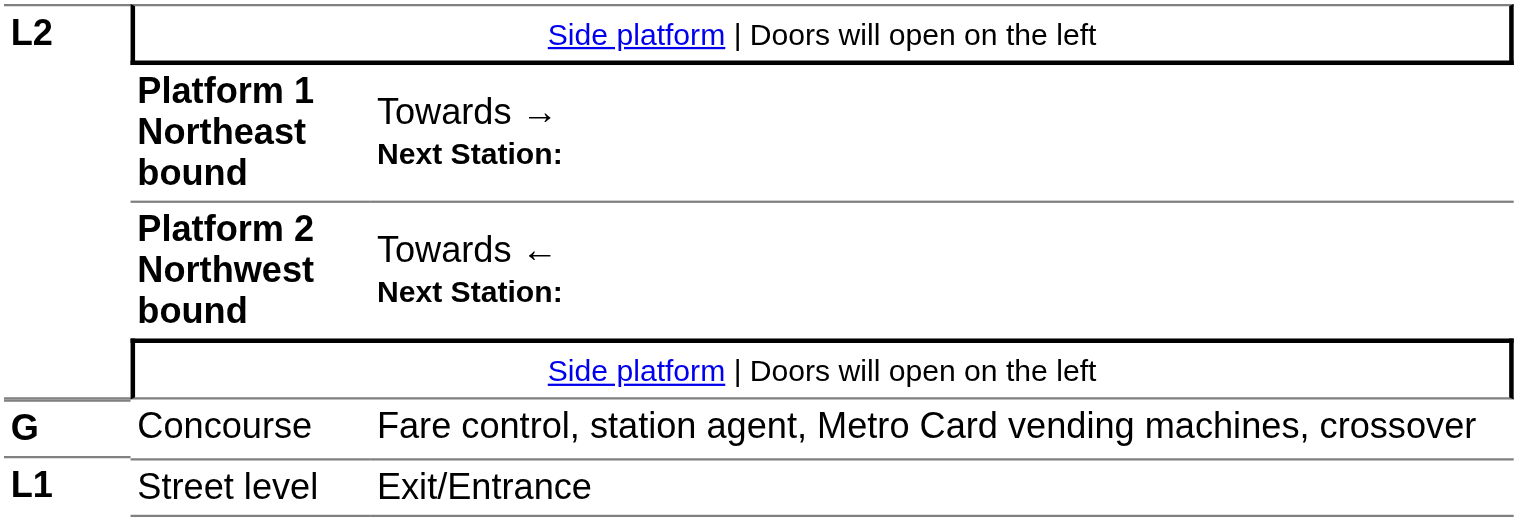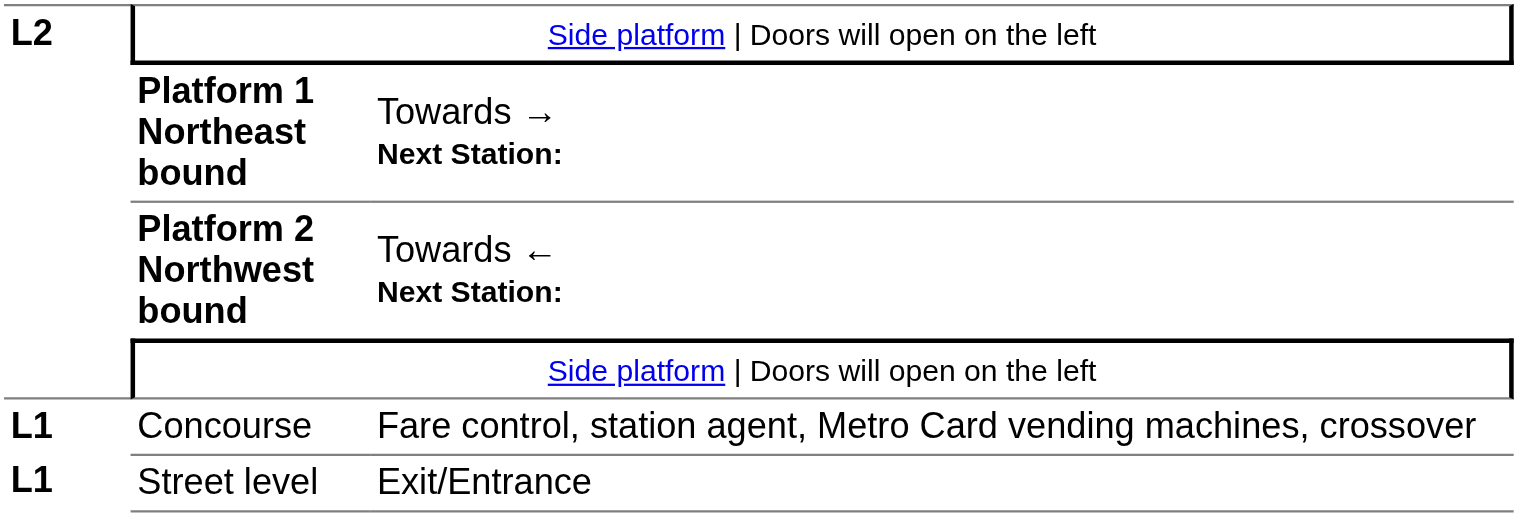(25, 428) G -> (32, 425) L1
